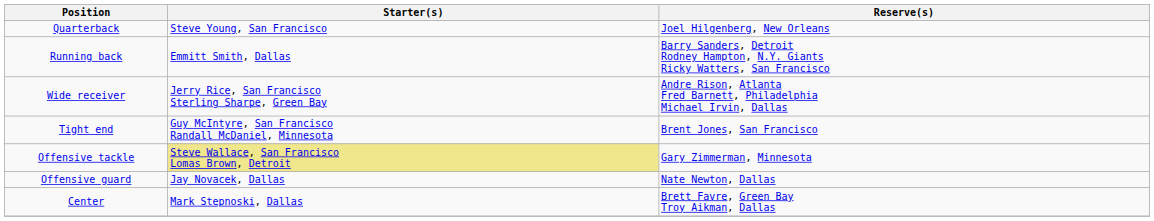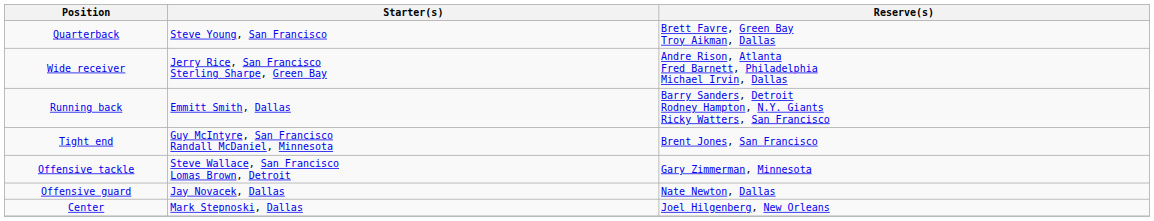(745, 29) Joel Hilgenberg, New Orleans -> (727, 35) Brett Favre, Green Bay Troy Aikman, Dallas
rows swapped: (86, 57) <-> (86, 96)
(255, 158) khaki background -> (255, 169) no background
(727, 202) Brett Favre, Green Bay Troy Aikman, Dallas -> (745, 208) Joel Hilgenberg, New Orleans
